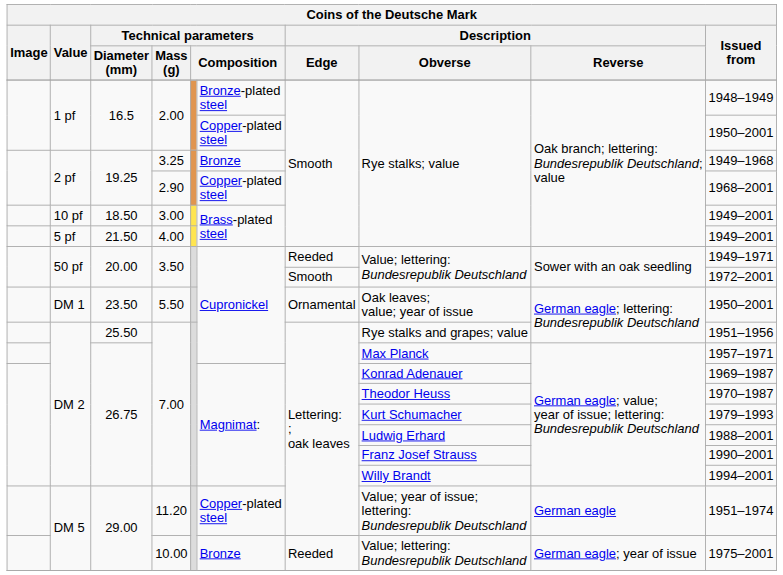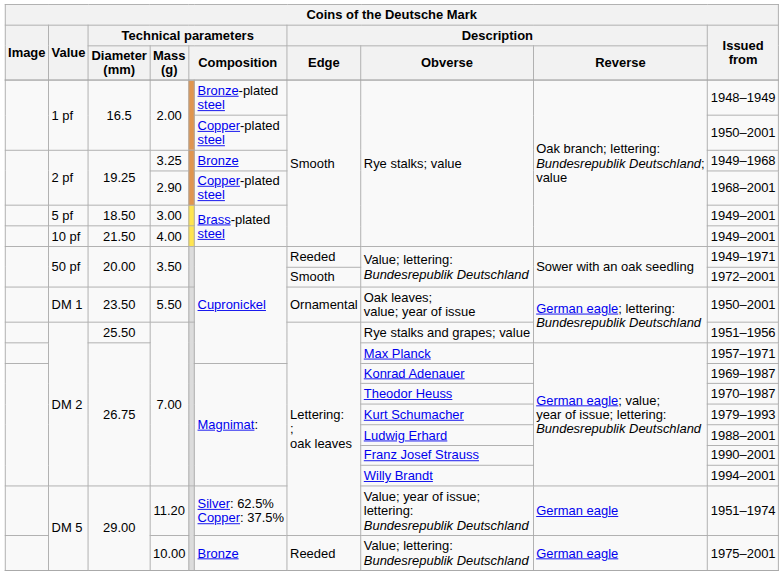(68, 216) 10 pf -> (62, 216) 5 pf
(65, 236) 5 pf -> (66, 236) 10 pf
(241, 511) Copper-plated steel -> (241, 511) Silver: 62.5% Copper: 37.5%
(615, 553) German eagle; year of issue -> (577, 553) German eagle
